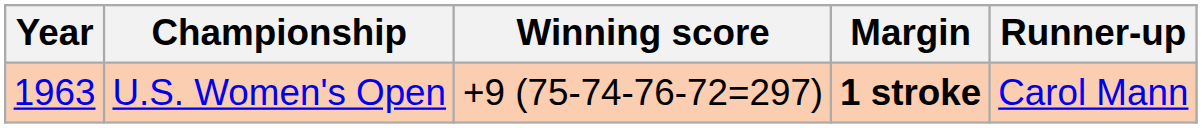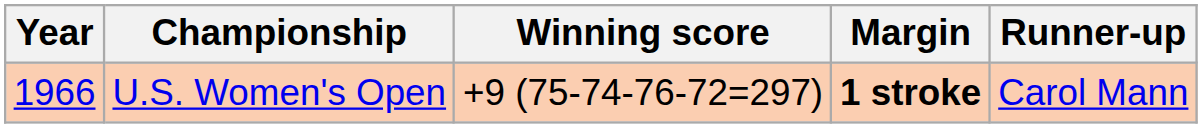(55, 92) 1963 -> (55, 92) 1966
